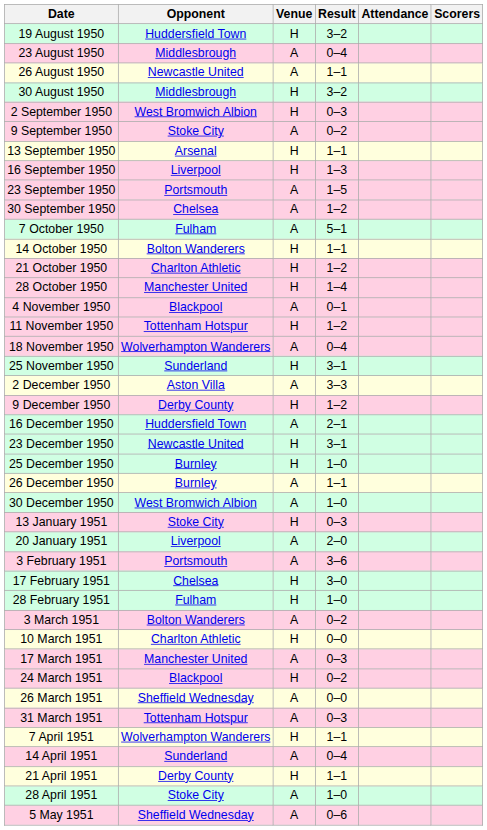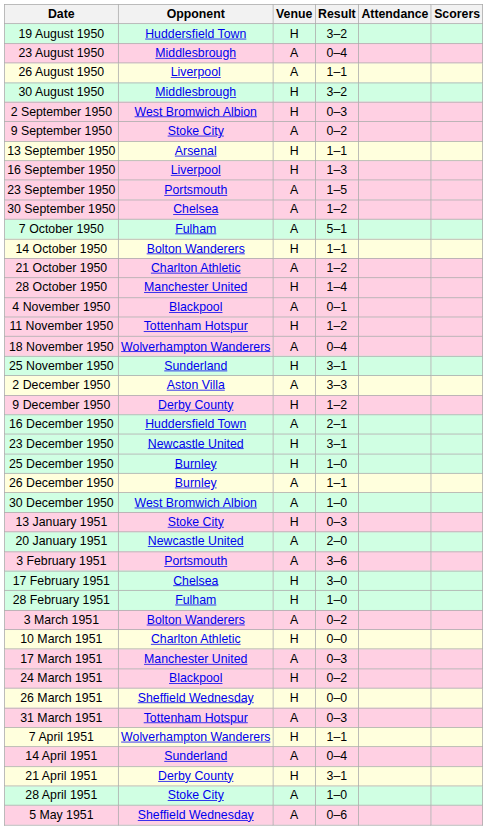(196, 72) Newcastle United -> (196, 72) Liverpool
(294, 268) H -> (294, 268) A
(196, 541) Liverpool -> (196, 541) Newcastle United
(294, 698) A -> (294, 698) H
(337, 776) 1–1 -> (337, 776) 3–1
